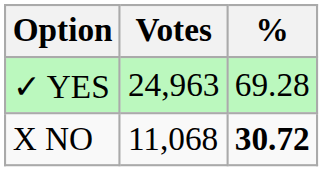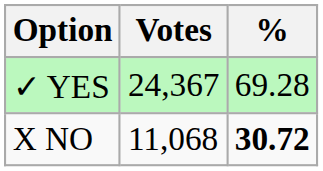(174, 84) 24,963 -> (174, 84) 24,367
